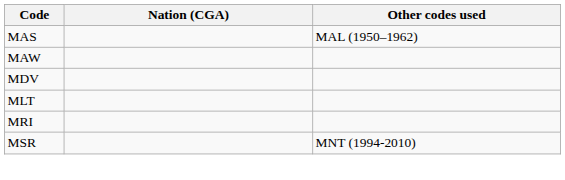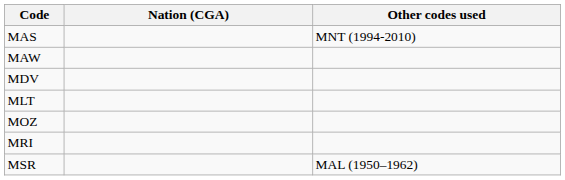(367, 36) MAL (1950–1962) -> (366, 36) MNT (1994-2010)
+ row: (22, 121)
(366, 143) MNT (1994-2010) -> (367, 164) MAL (1950–1962)
